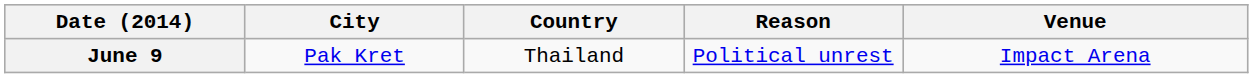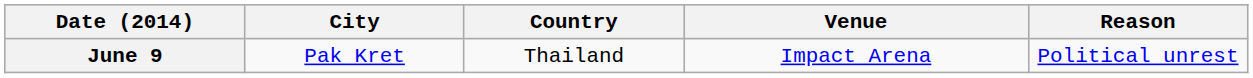columns swapped: (1075, 22) <-> (793, 22)
